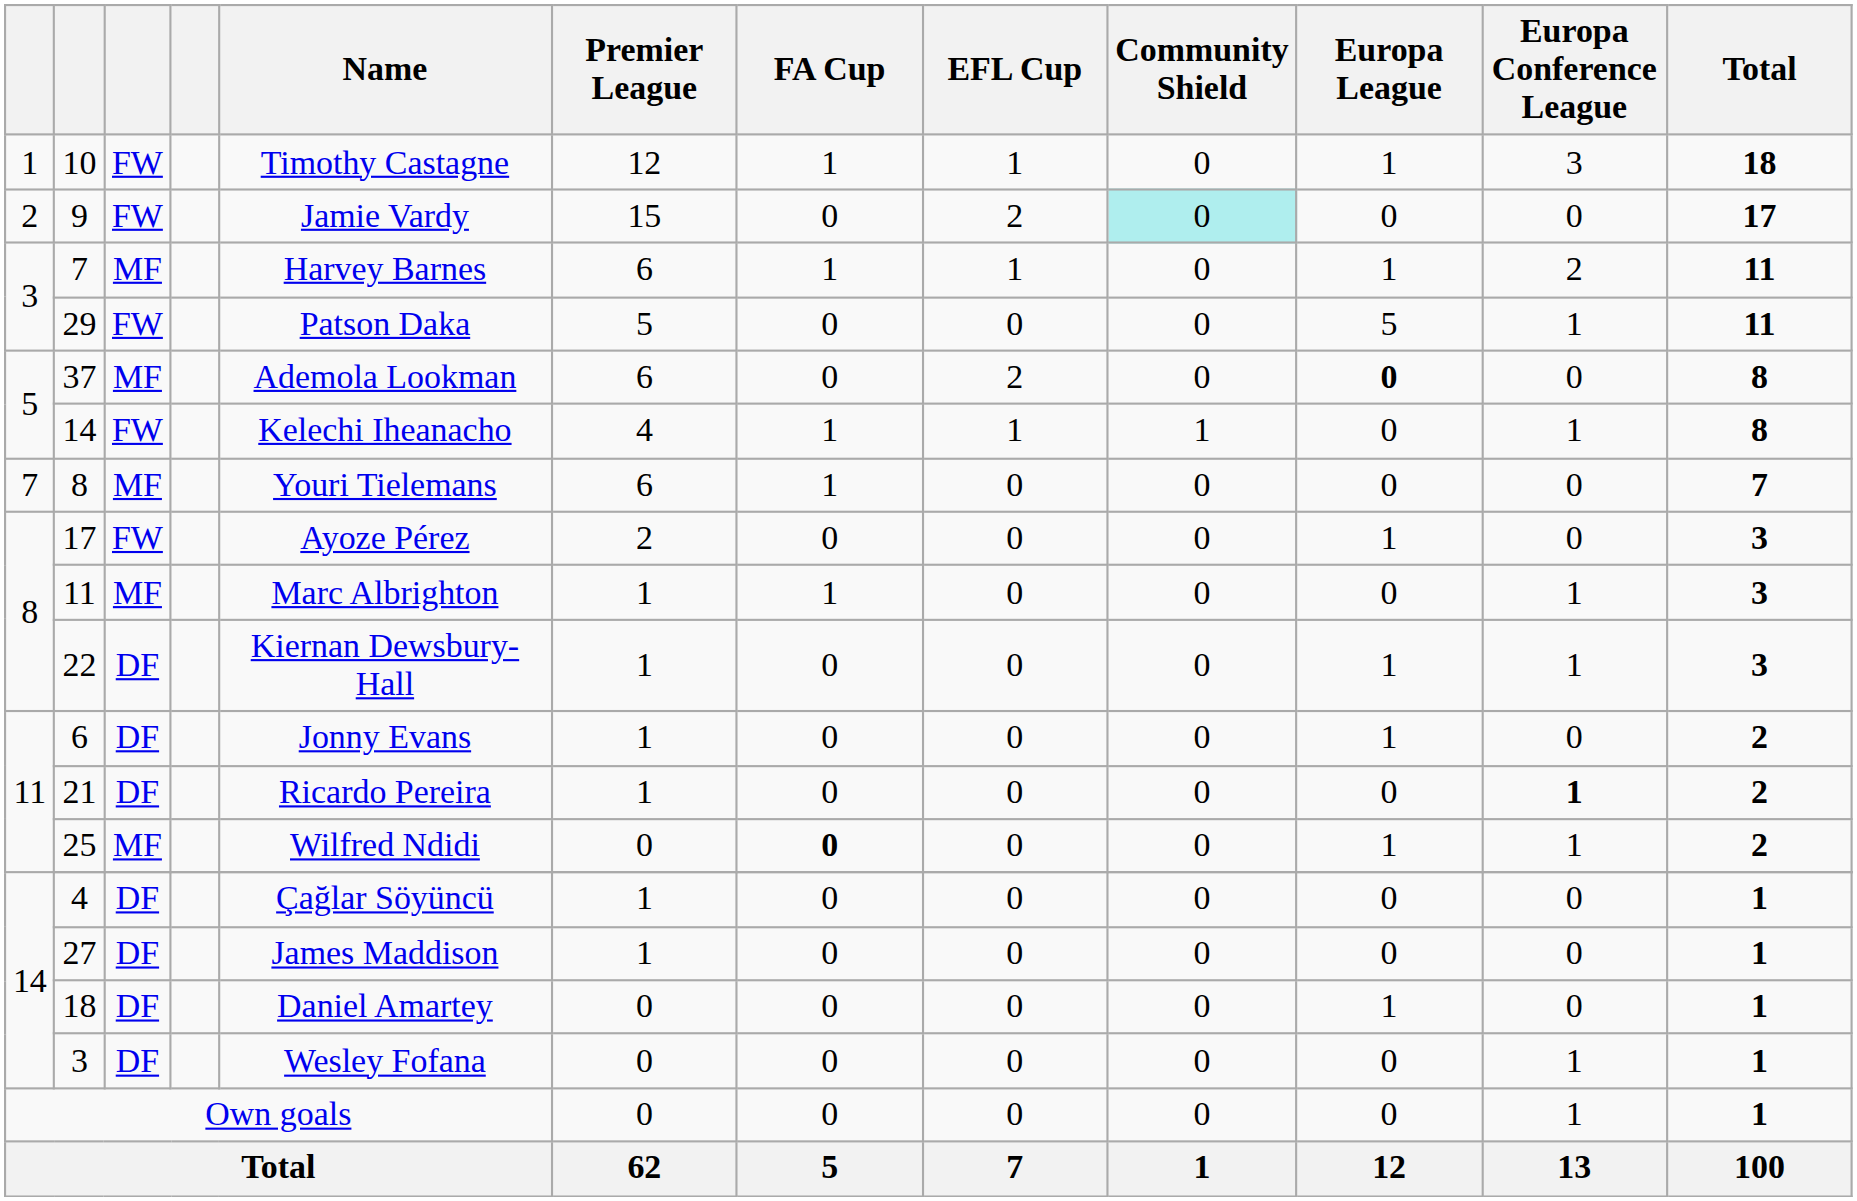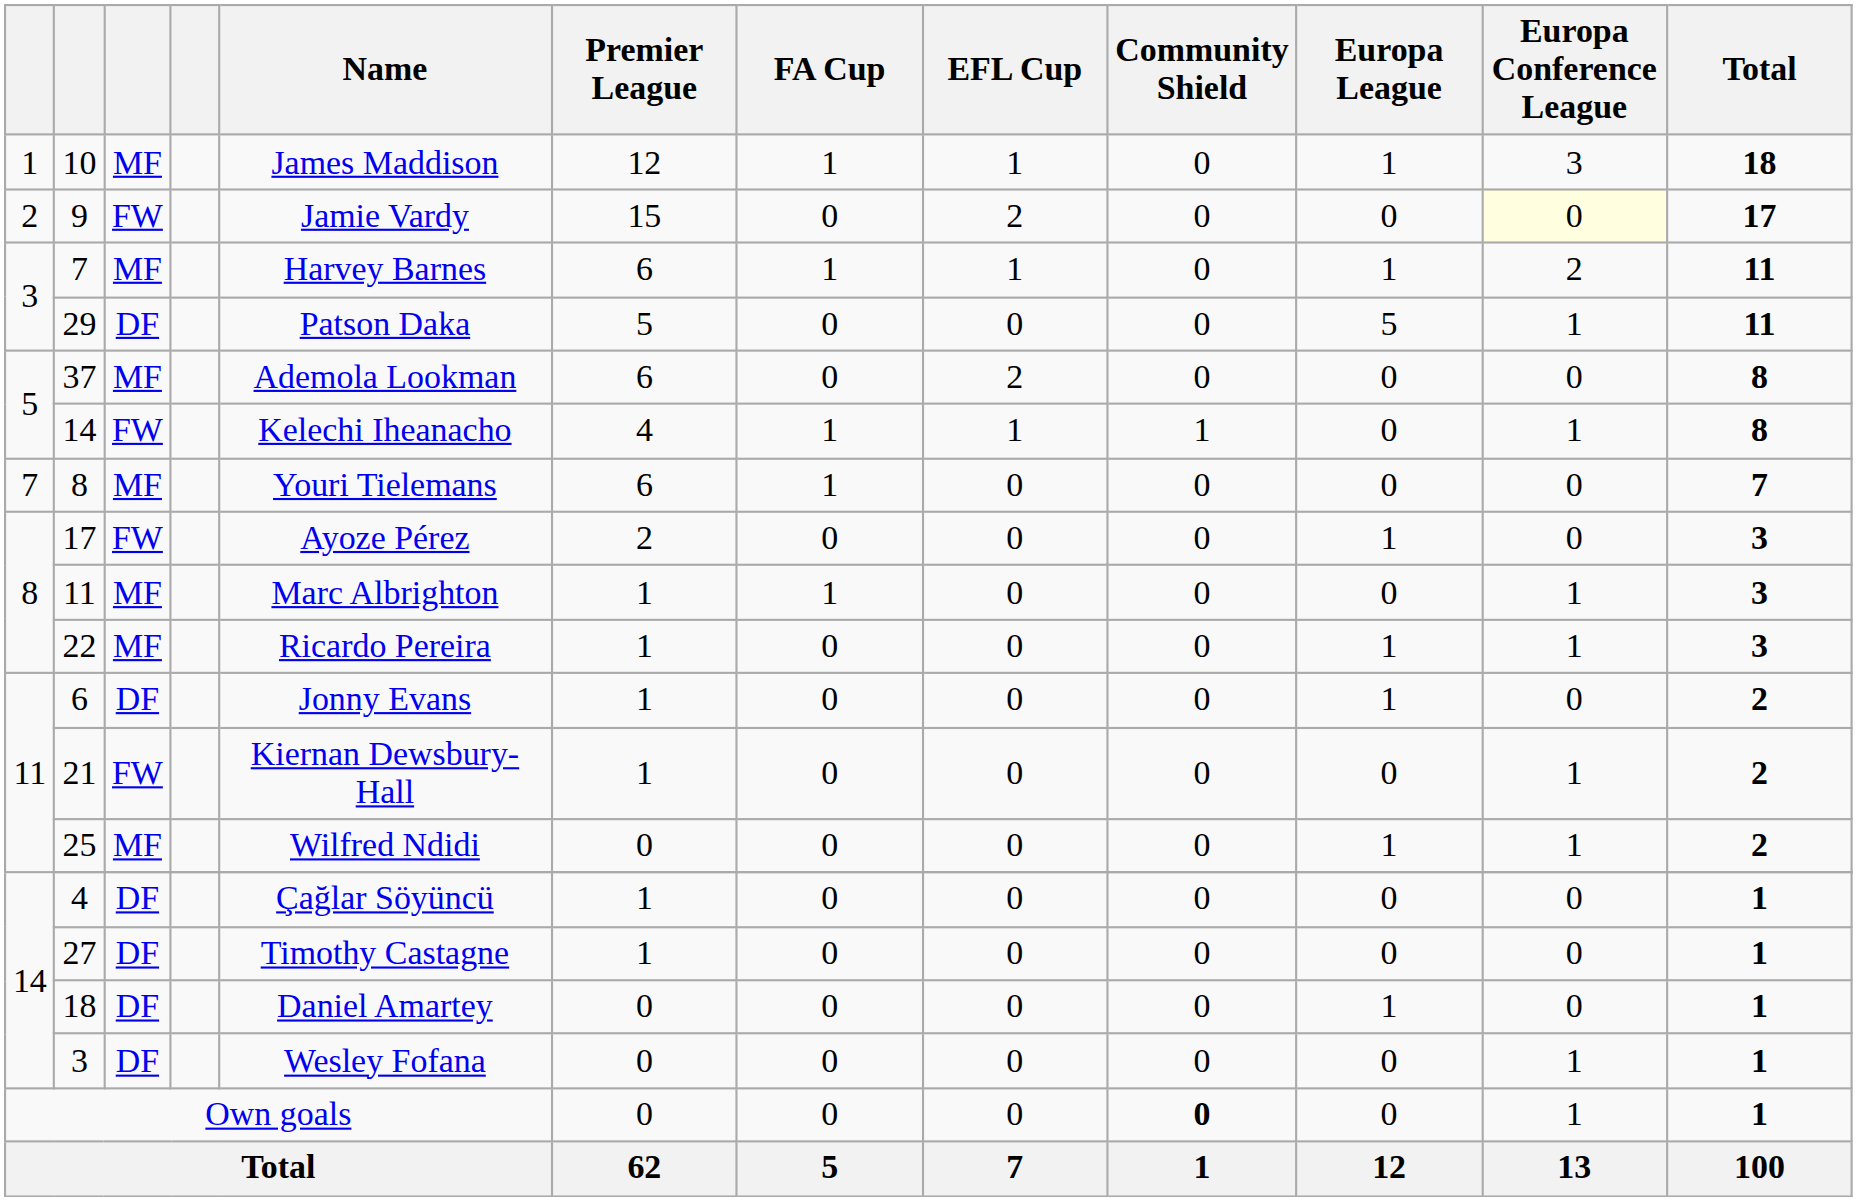(137, 161) FW -> (137, 161) MF
(385, 161) Timothy Castagne -> (385, 161) James Maddison
(1202, 215) paleturquoise background -> (1202, 215) no background
(1574, 215) no background -> (1574, 215) lightyellow background
(137, 322) FW -> (137, 322) DF
(1389, 376) bold -> (1389, 376) normal
(137, 664) DF -> (137, 645) MF
(385, 664) Kiernan Dewsbury-Hall -> (385, 645) Ricardo Pereira
(137, 791) DF -> (137, 772) FW
(385, 791) Ricardo Pereira -> (385, 772) Kiernan Dewsbury-Hall
(1574, 791) bold -> (1574, 772) normal
(830, 845) bold -> (830, 845) normal
(385, 952) James Maddison -> (385, 952) Timothy Castagne
(1202, 1114) normal -> (1202, 1114) bold
